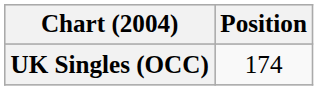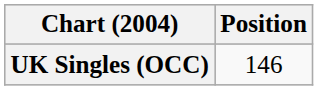(264, 64) 174 -> (264, 64) 146
